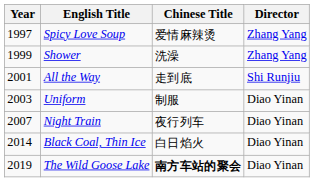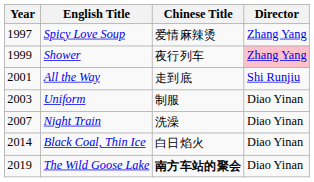(167, 56) 洗澡 -> (180, 56) 夜行列车
(277, 55) no background -> (277, 55) pink background
(180, 121) 夜行列车 -> (167, 121) 洗澡
